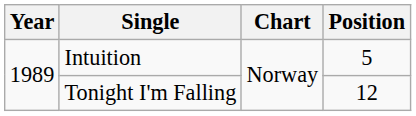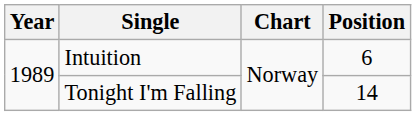(367, 57) 5 -> (367, 57) 6
(367, 92) 12 -> (367, 92) 14
